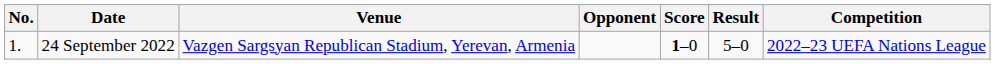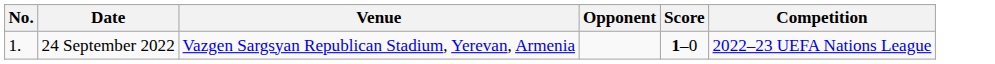- column: (736, 18)
